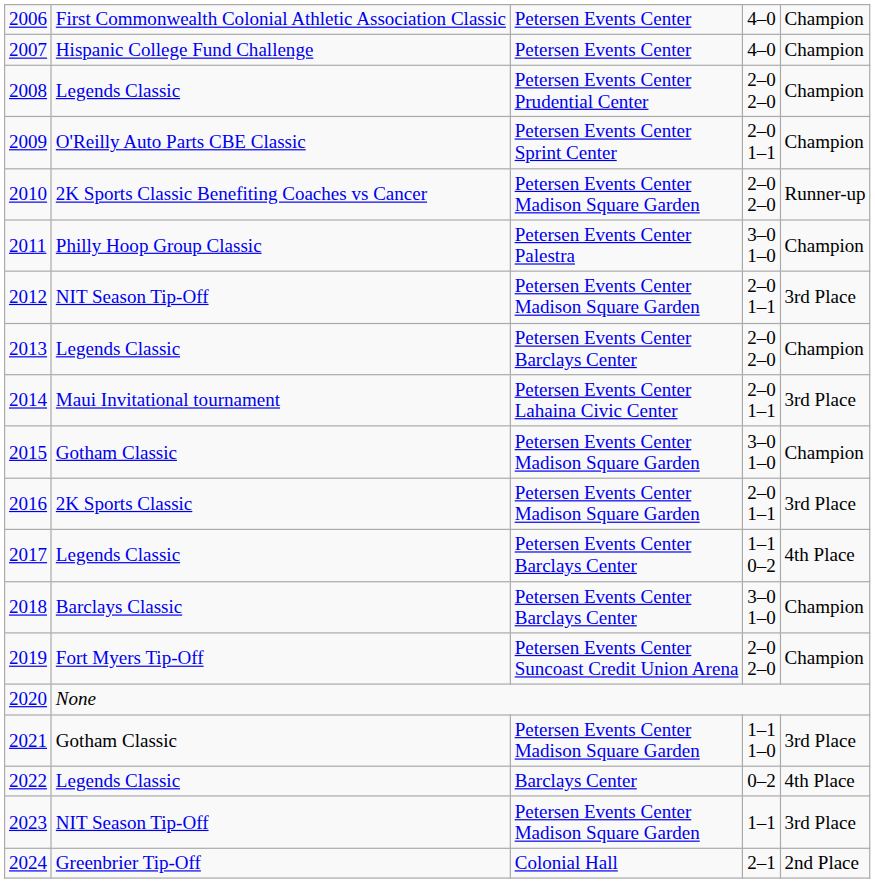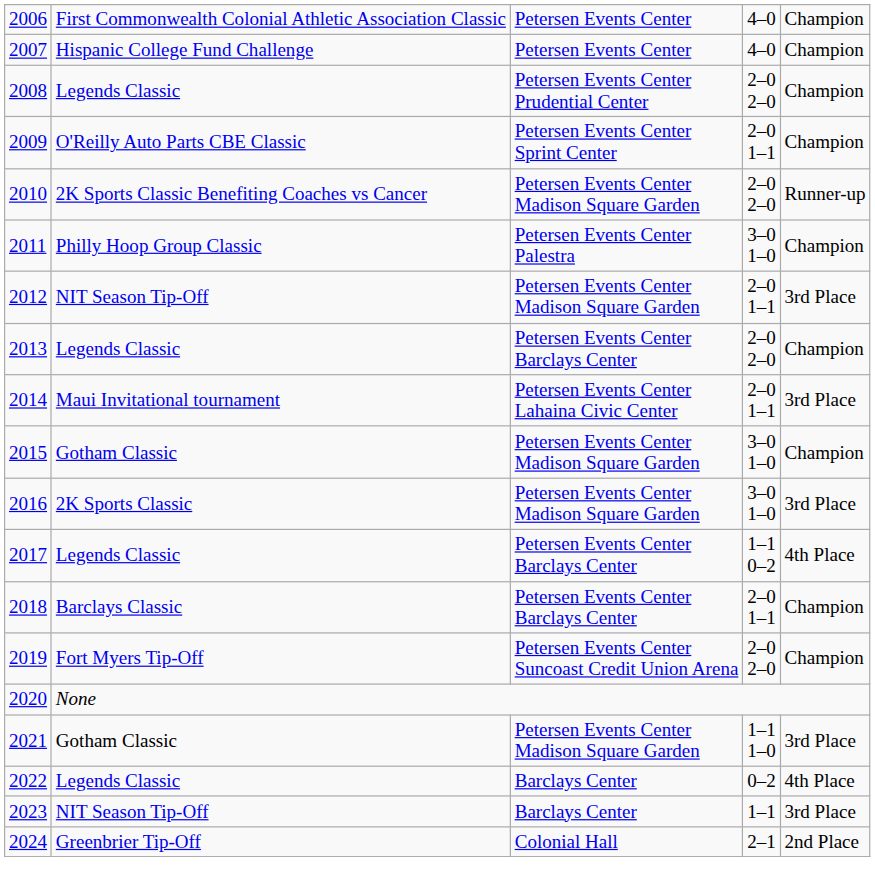(761, 503) 2–0 1–1 -> (761, 503) 3–0 1–0
(761, 606) 3–0 1–0 -> (761, 606) 2–0 1–1
(607, 822) Petersen Events Center Madison Square Garden -> (576, 811) Barclays Center
